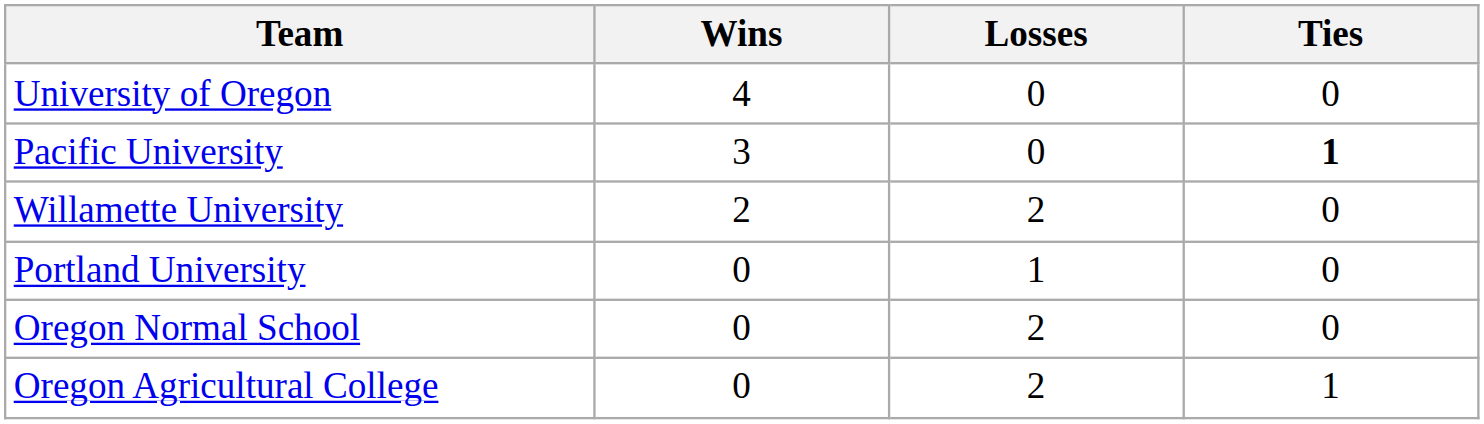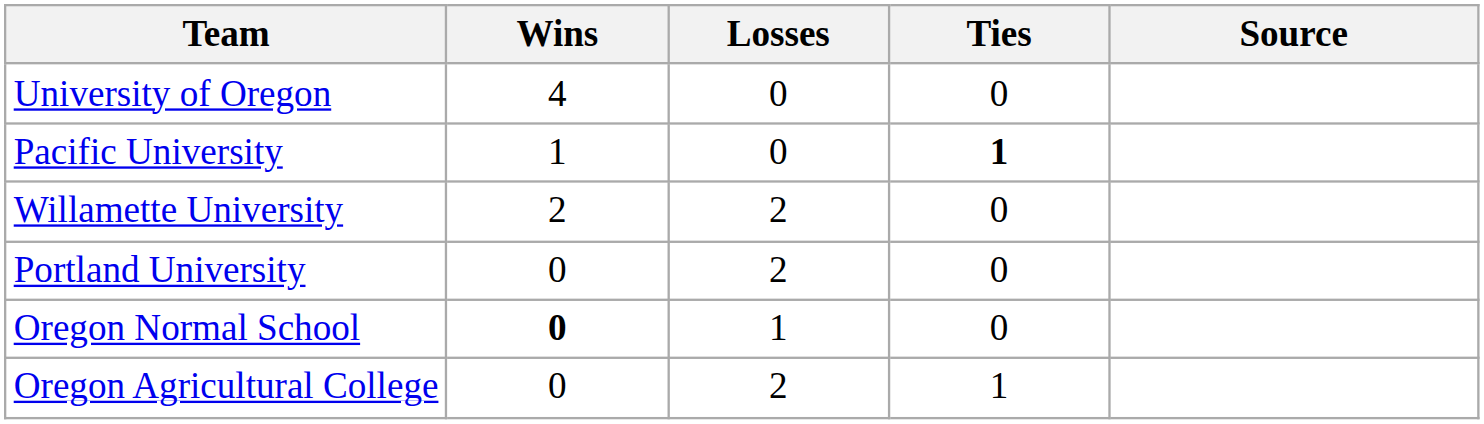+ column: (1294, 33)
(742, 151) 3 -> (557, 151) 1
(1036, 269) 1 -> (778, 269) 2
(742, 328) normal -> (557, 328) bold
(1036, 328) 2 -> (778, 328) 1
